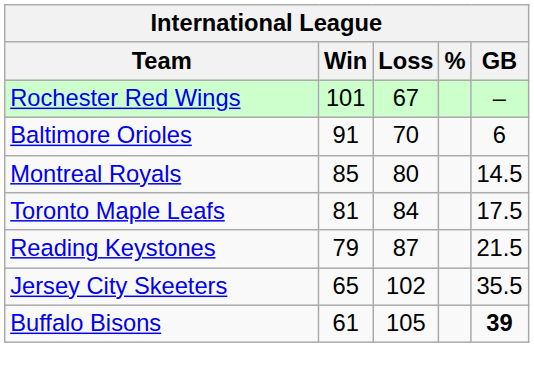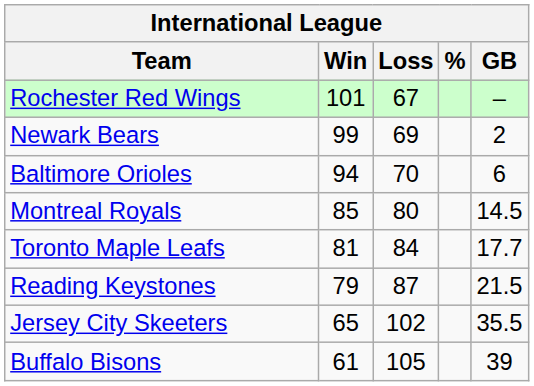+ row: (85, 135)
(346, 135) 91 -> (346, 173) 94
(499, 211) 17.5 -> (499, 248) 17.7
(499, 323) bold -> (499, 361) normal
